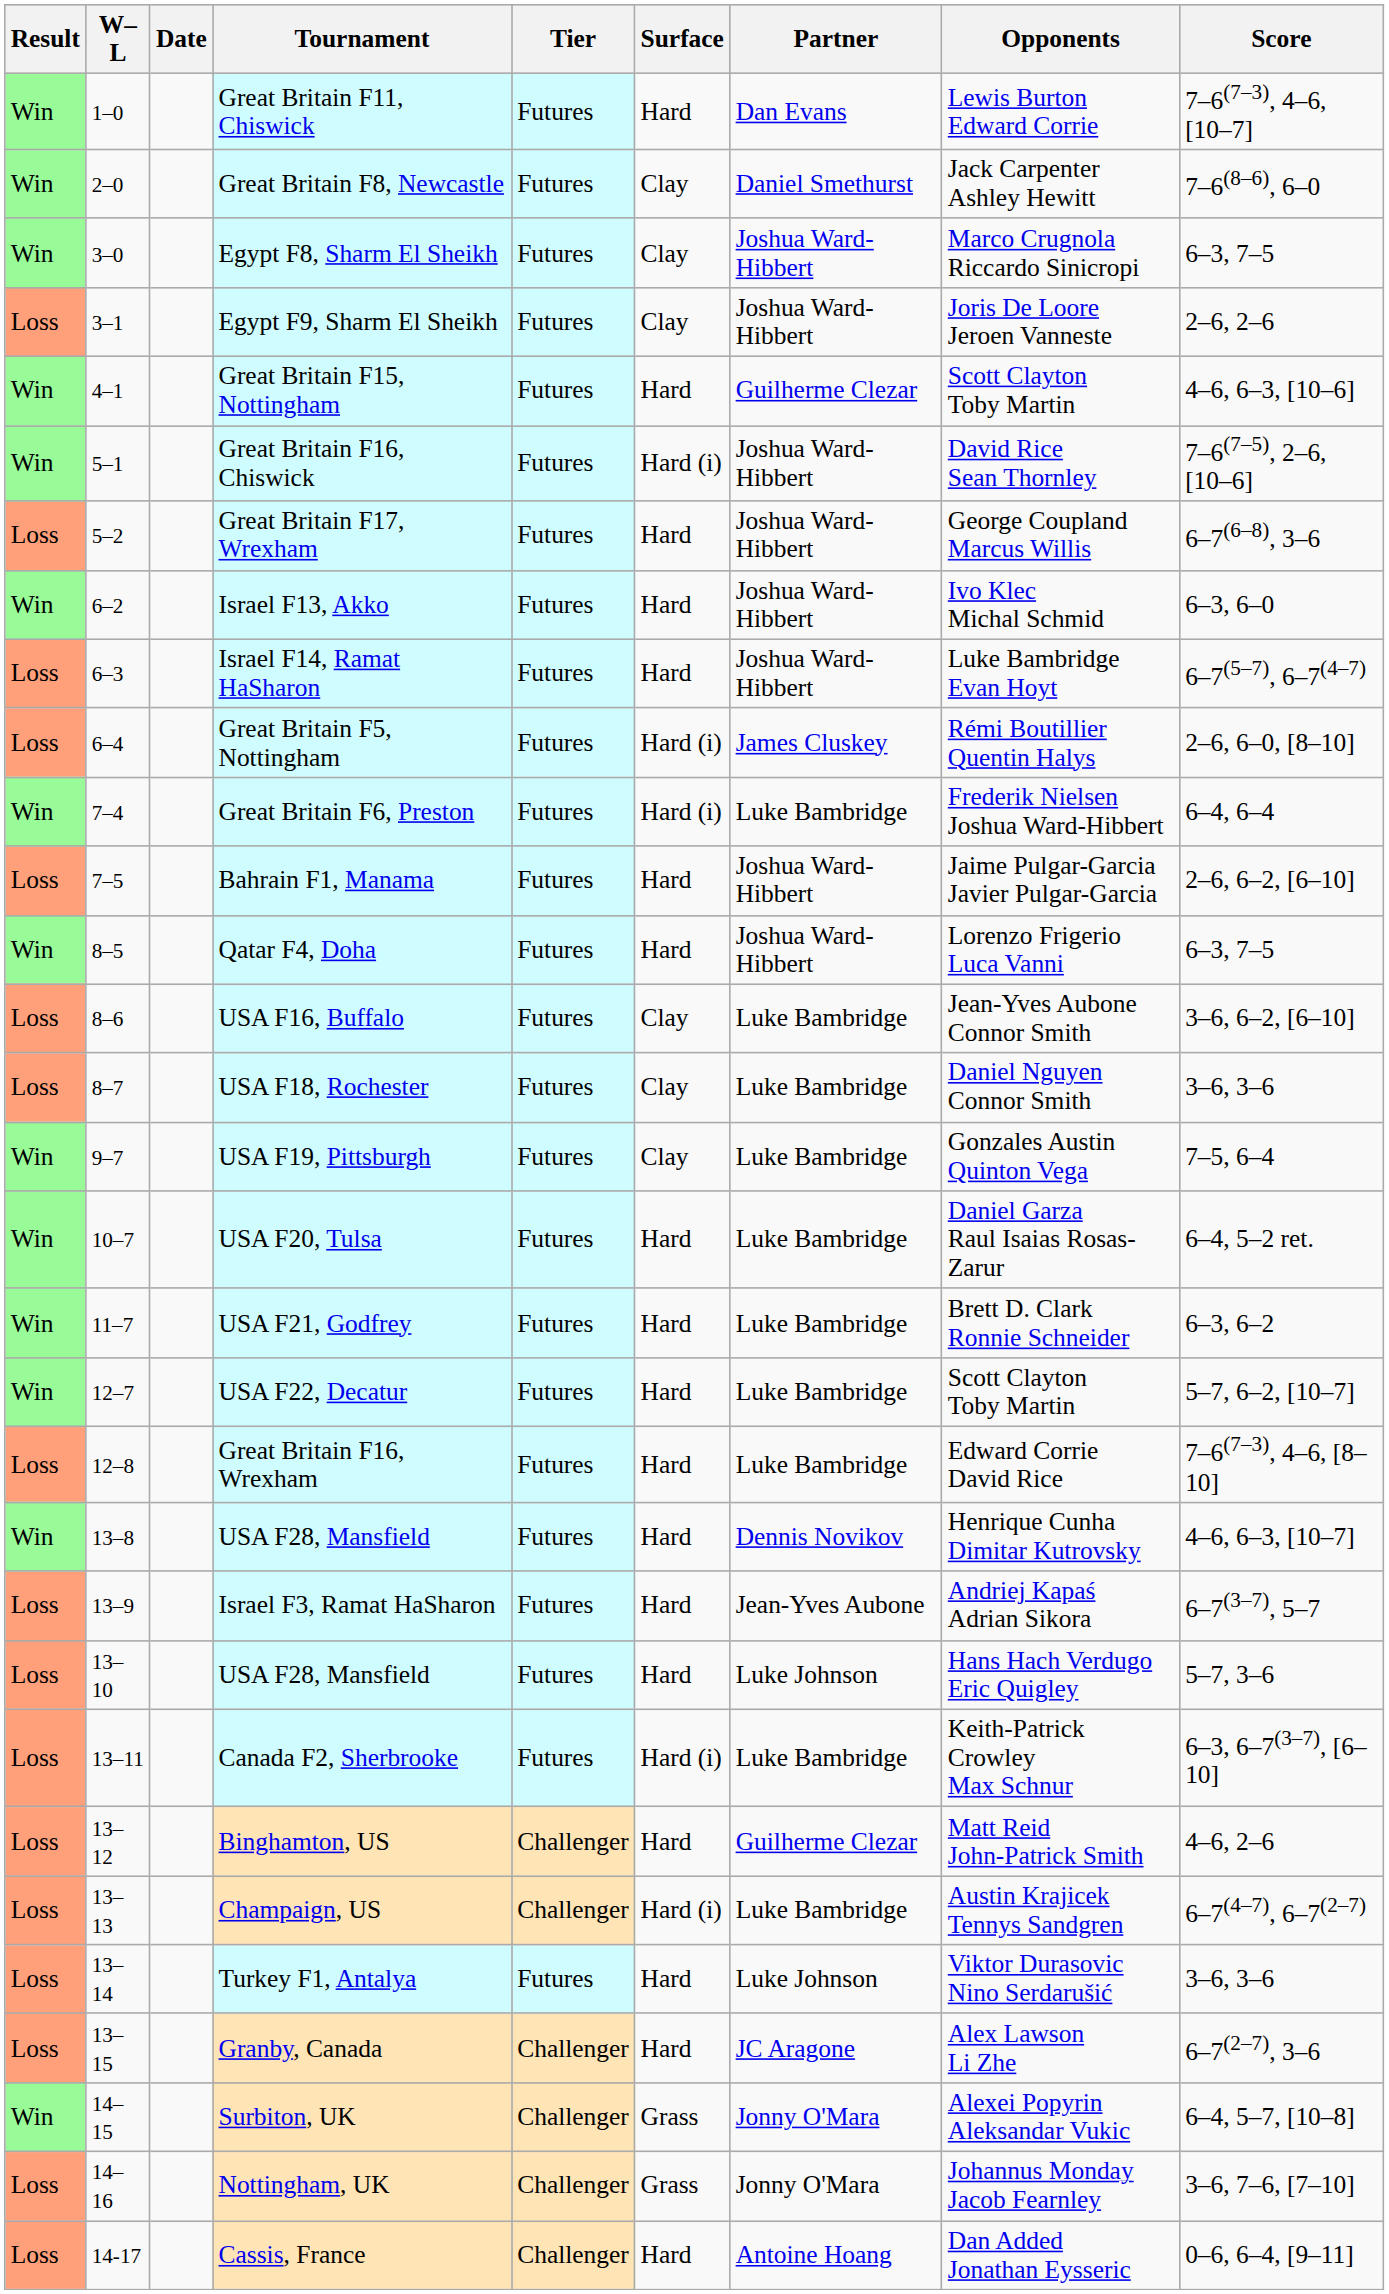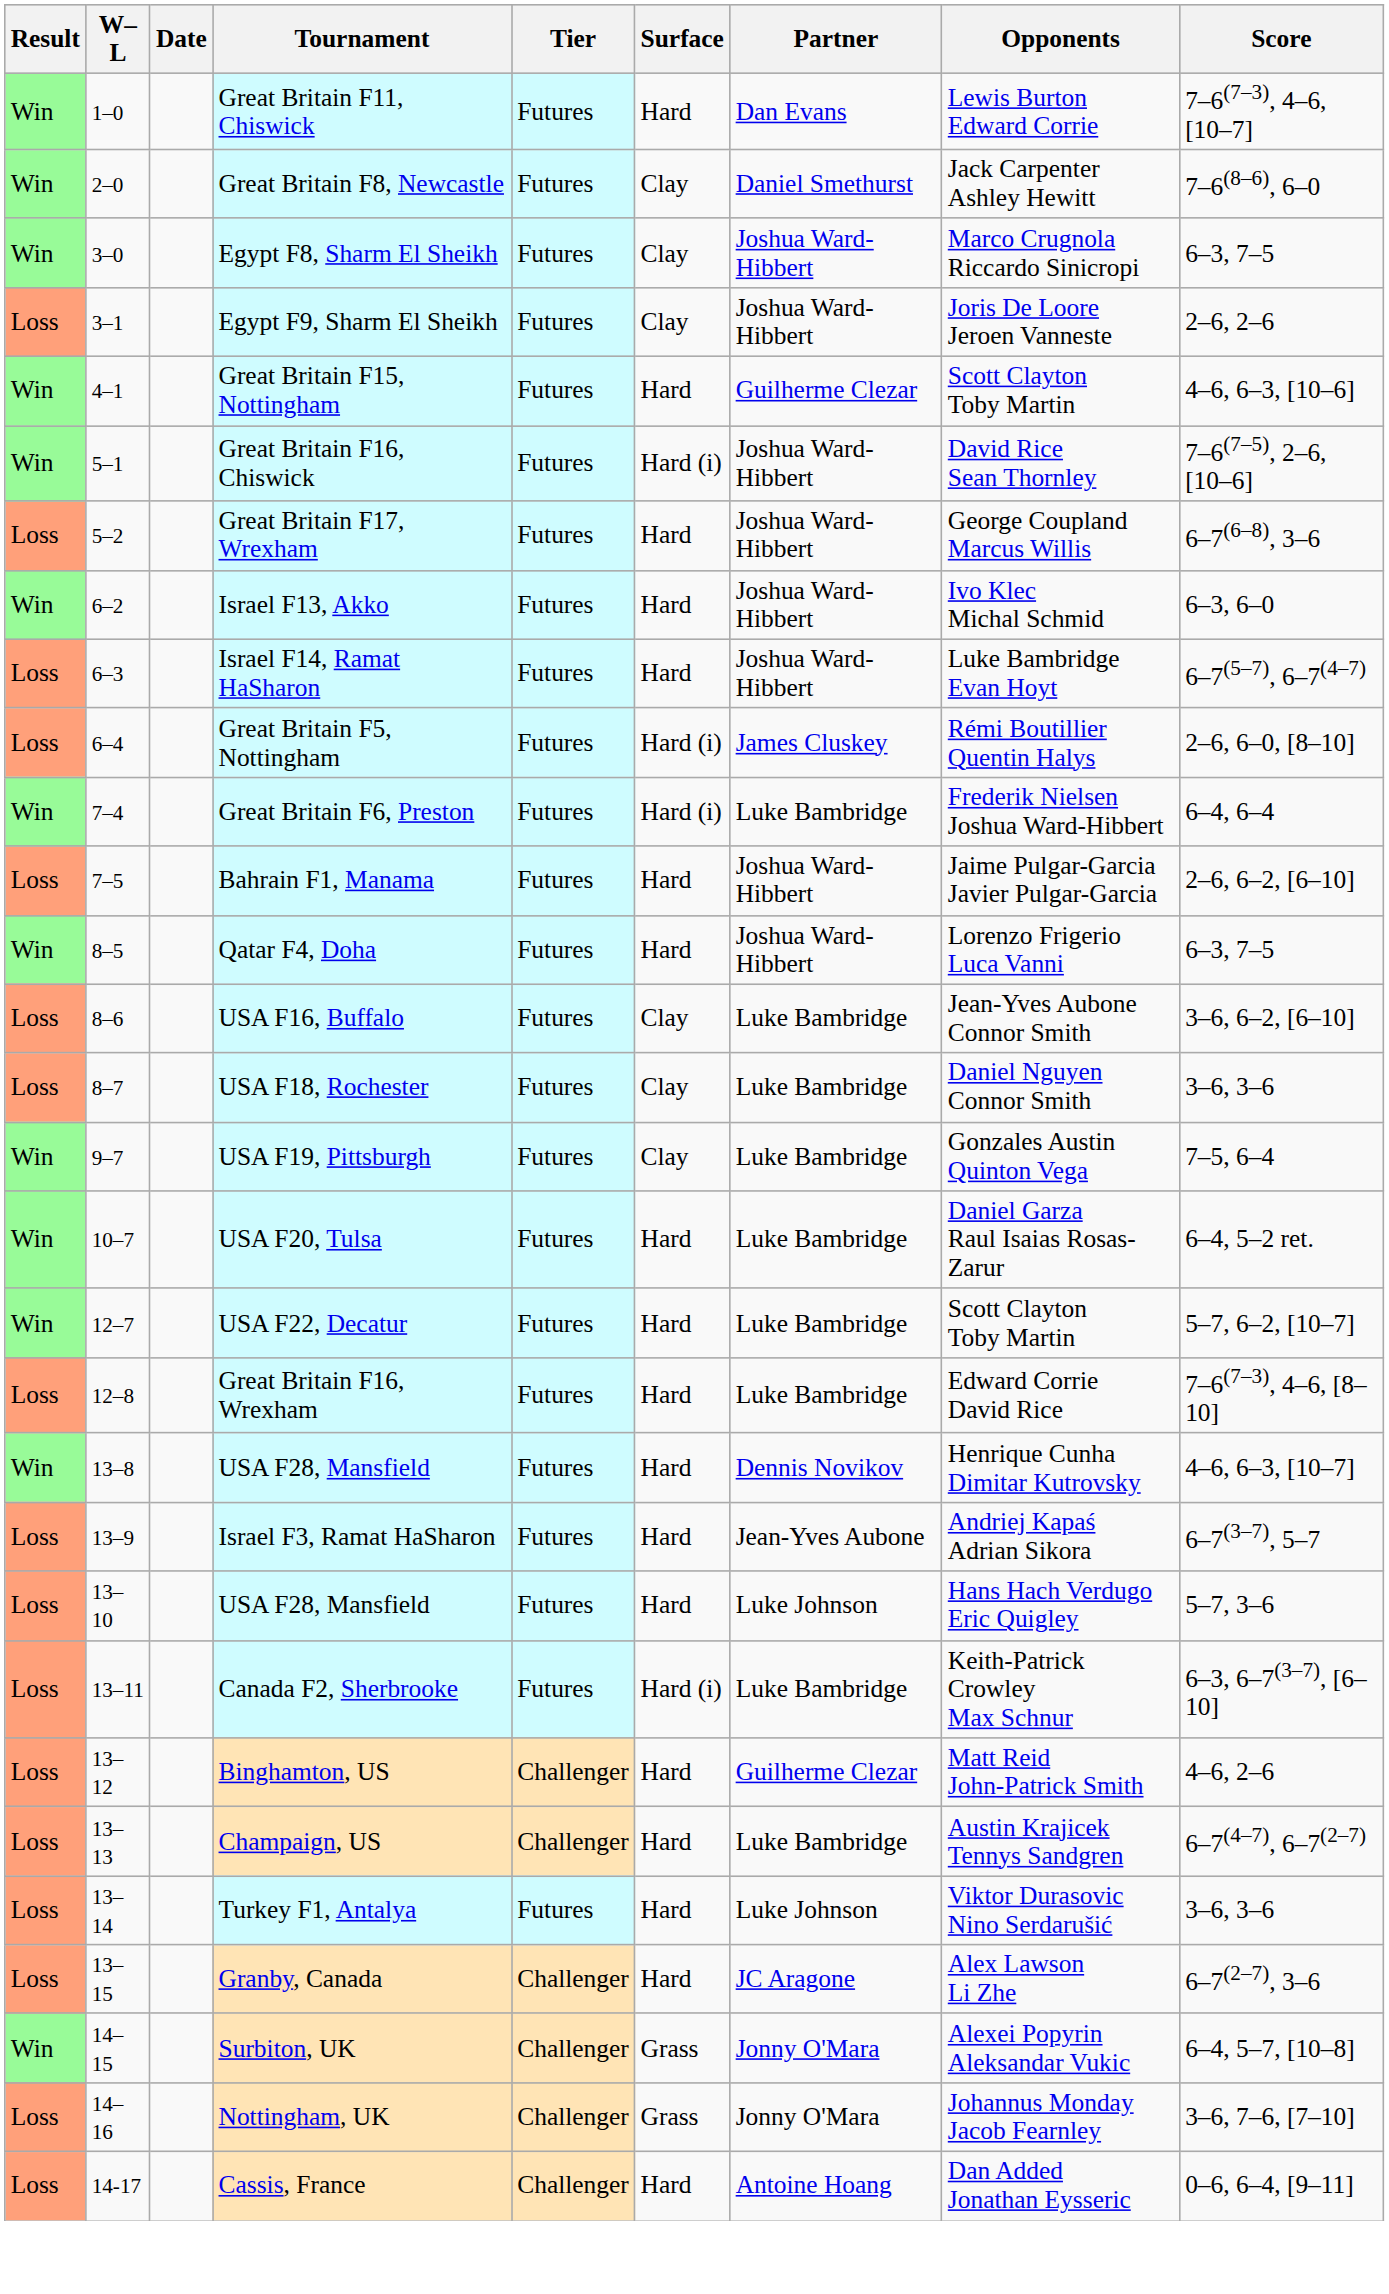- row: (112, 1324)
(681, 1909) Hard (i) -> (666, 1841) Hard
